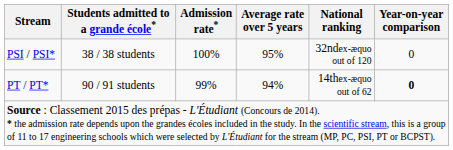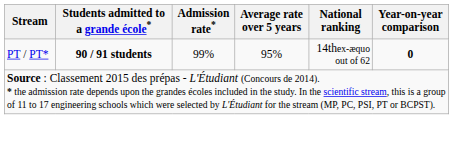- row: (31, 54)
(118, 85) normal -> (114, 54) bold
(273, 85) 94% -> (272, 54) 95%
